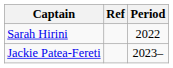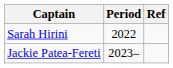columns swapped: (148, 14) <-> (116, 14)
